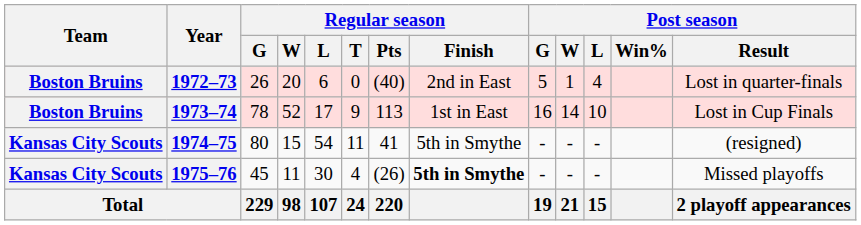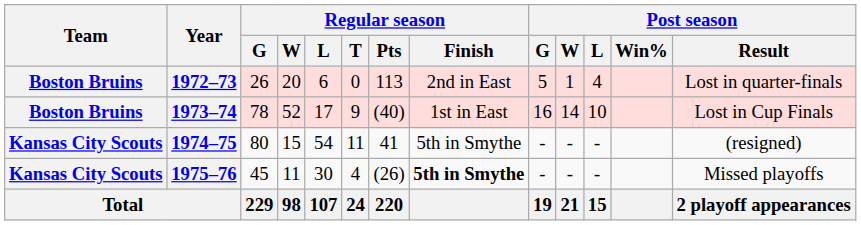(389, 81) (40) -> (389, 81) 113
(389, 112) 113 -> (389, 112) (40)
